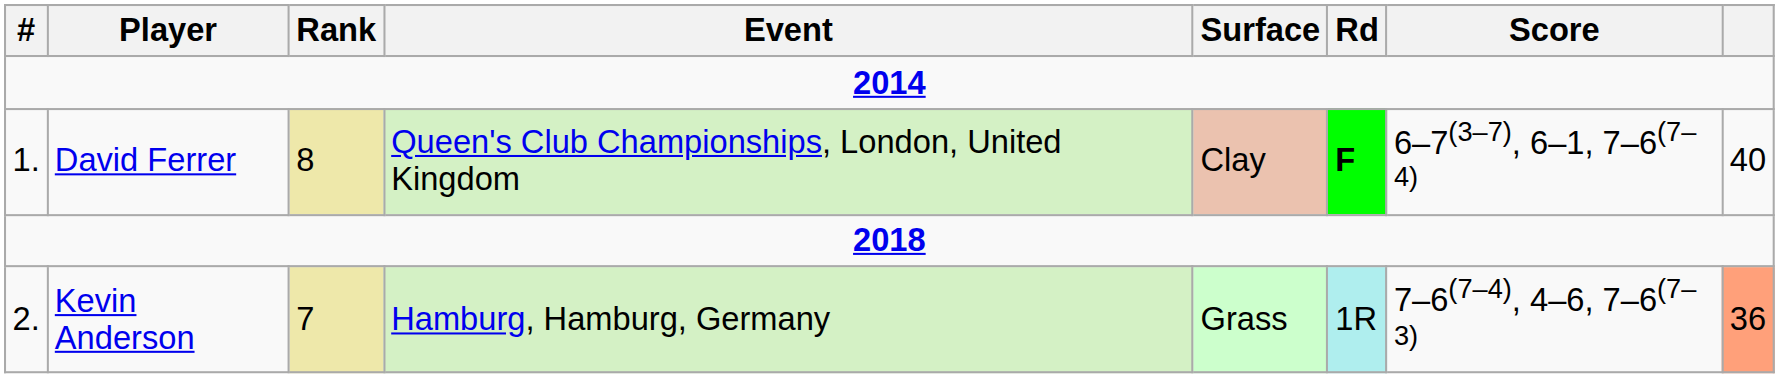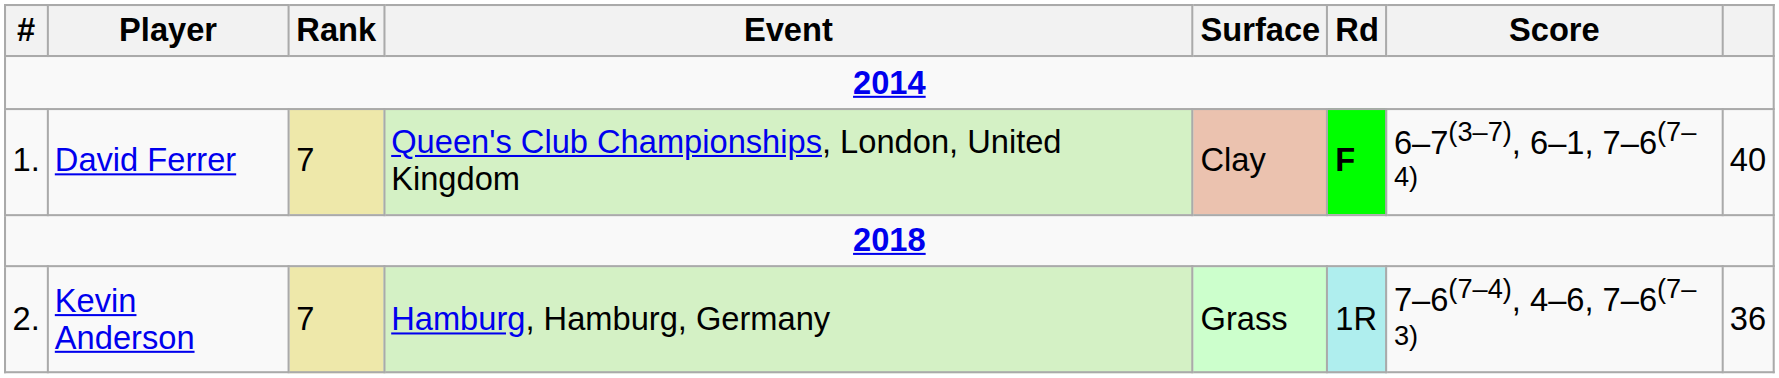(305, 161) 8 -> (305, 161) 7
(1748, 319) lightsalmon background -> (1748, 319) no background
